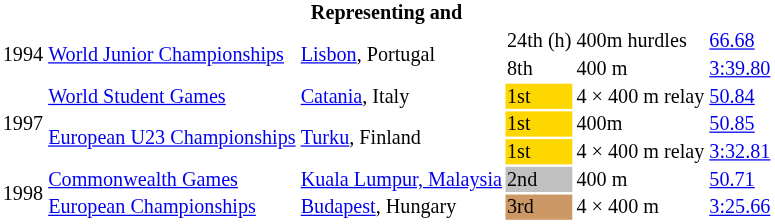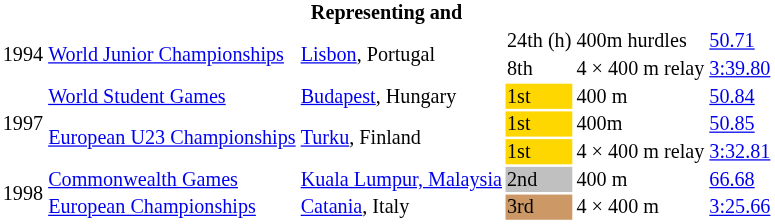(732, 40) 66.68 -> (732, 40) 50.71
(602, 68) 400 m -> (640, 68) 4 × 400 m relay
(355, 96) Catania, Italy -> (378, 96) Budapest, Hungary
(640, 96) 4 × 400 m relay -> (602, 96) 400 m
(732, 179) 50.71 -> (732, 179) 66.68
(378, 207) Budapest, Hungary -> (355, 207) Catania, Italy
